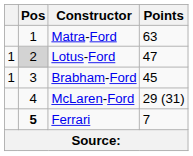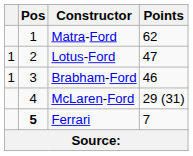(150, 36) 63 -> (150, 36) 62
(33, 57) lightgrey background -> (33, 57) no background
(150, 78) 45 -> (150, 78) 46
